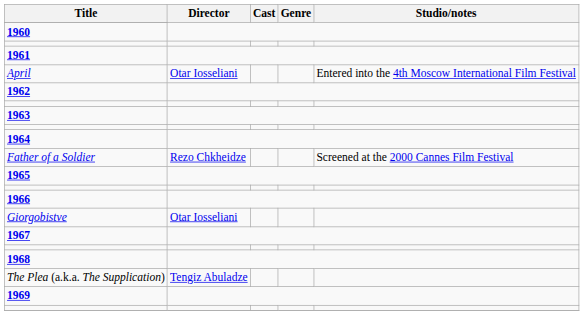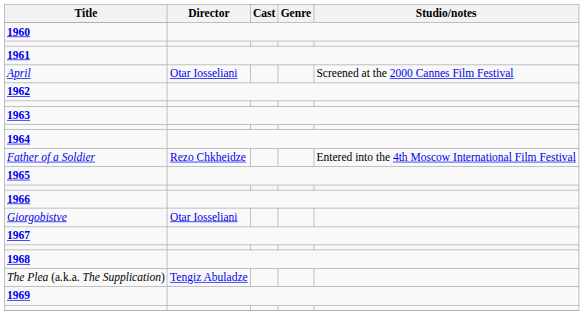(446, 73) Entered into the 4th Moscow International Film Festival -> (415, 73) Screened at the 2000 Cannes Film Festival
(415, 157) Screened at the 2000 Cannes Film Festival -> (446, 157) Entered into the 4th Moscow International Film Festival
